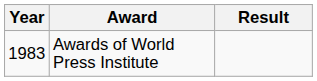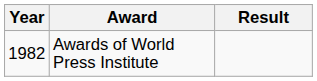(27, 53) 1983 -> (27, 53) 1982
